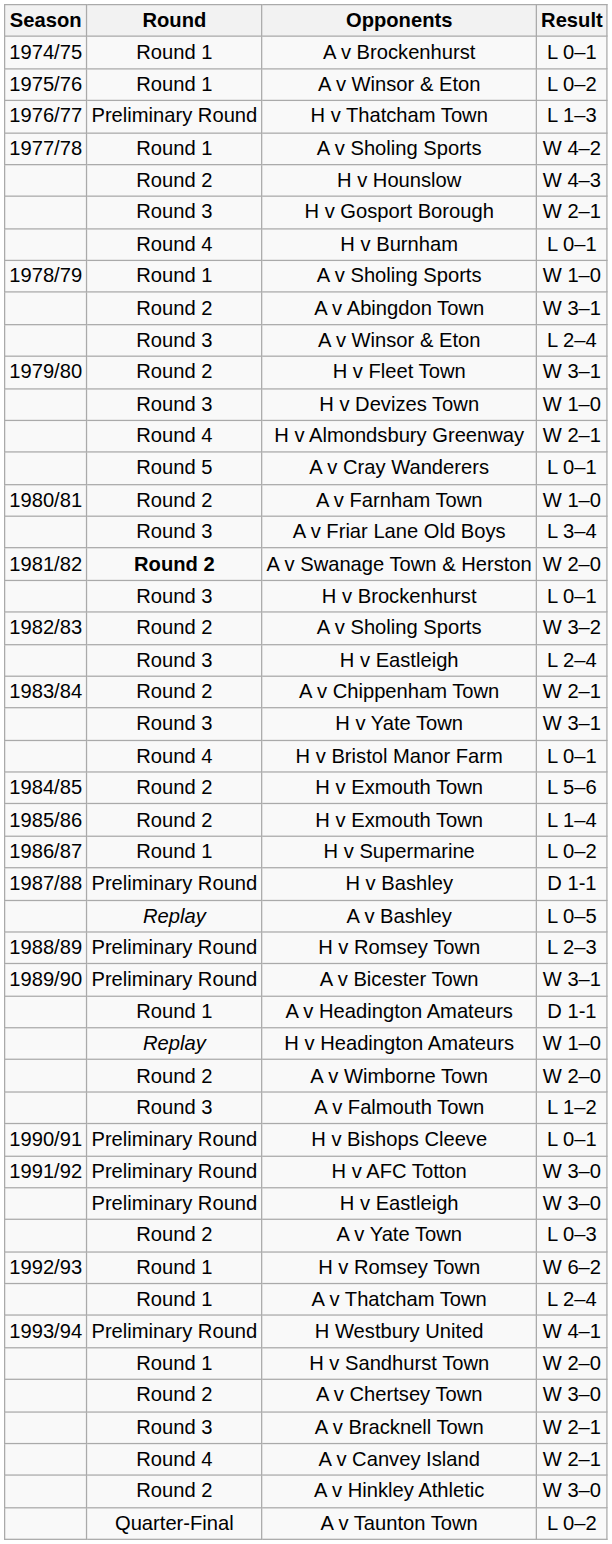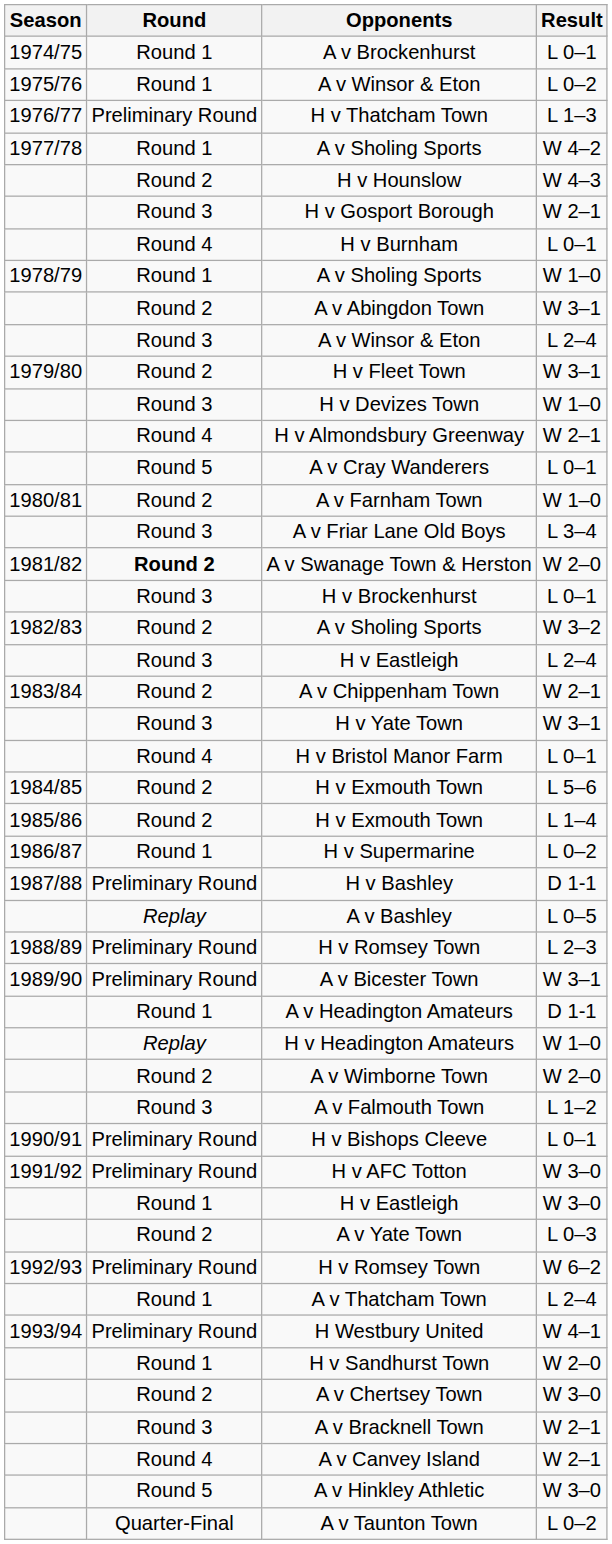(174, 1203) Preliminary Round -> (174, 1203) Round 1
(174, 1267) Round 1 -> (174, 1267) Preliminary Round
(174, 1491) Round 2 -> (174, 1491) Round 5
